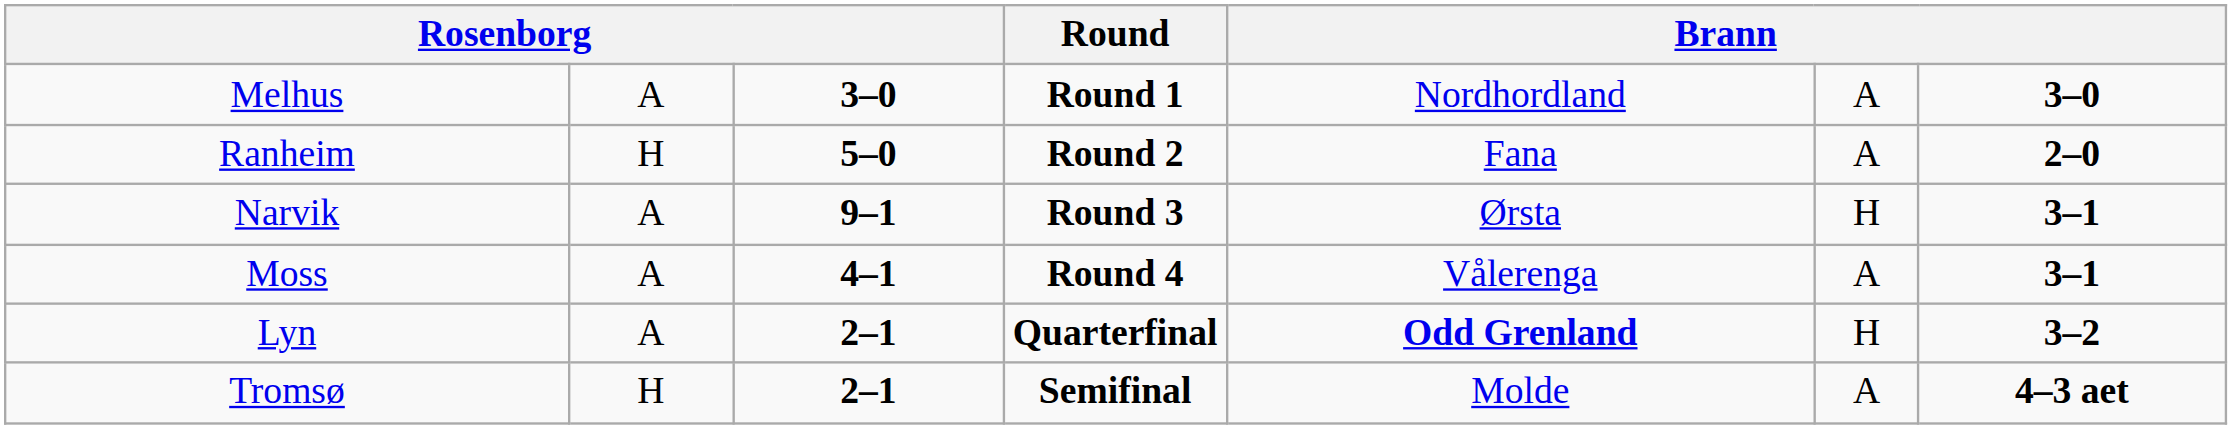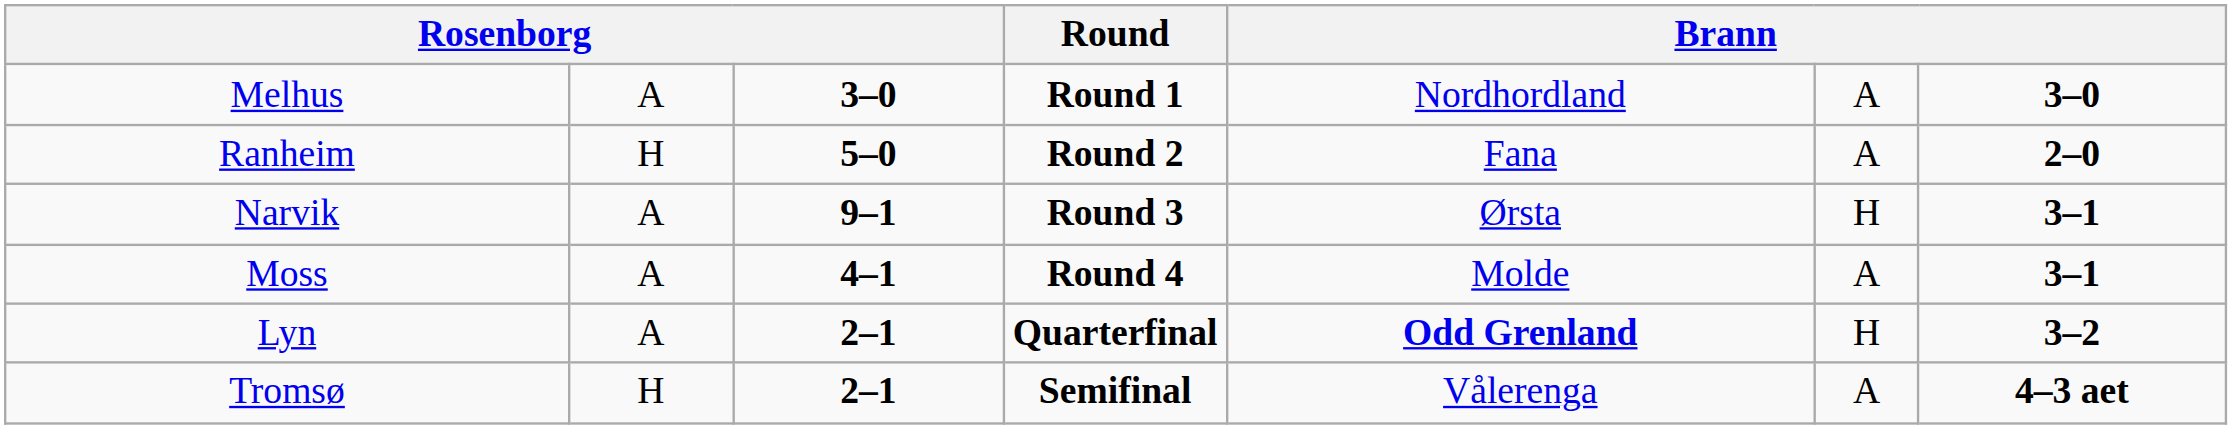(1520, 272) Vålerenga -> (1520, 272) Molde
(1520, 392) Molde -> (1520, 392) Vålerenga
